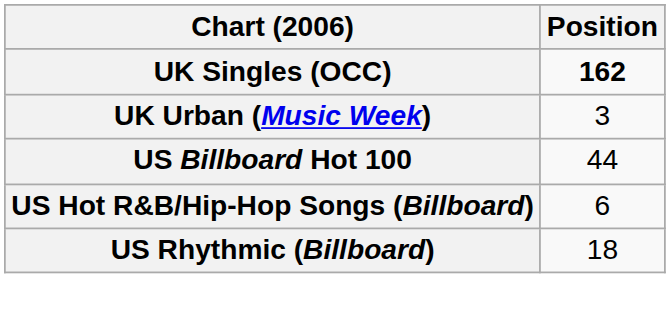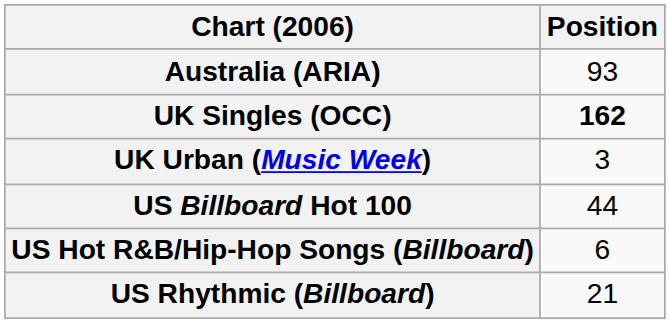+ row: (273, 71)
(602, 250) 18 -> (602, 294) 21
